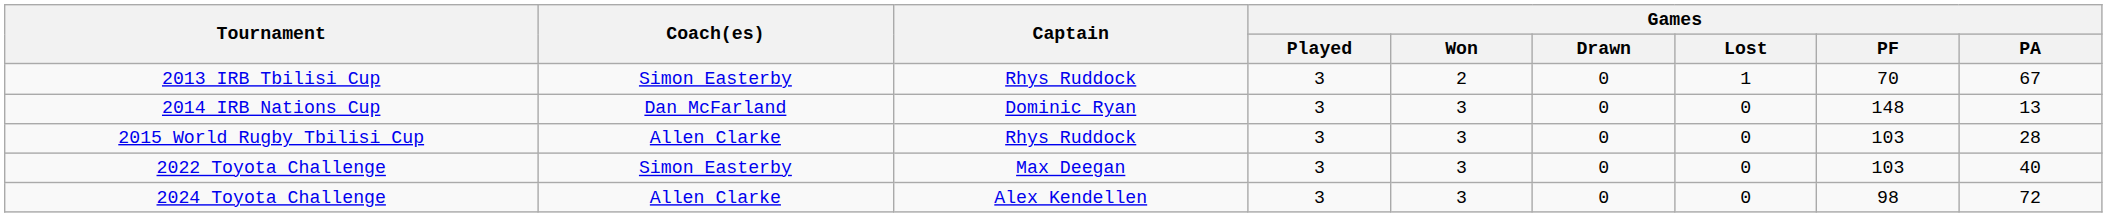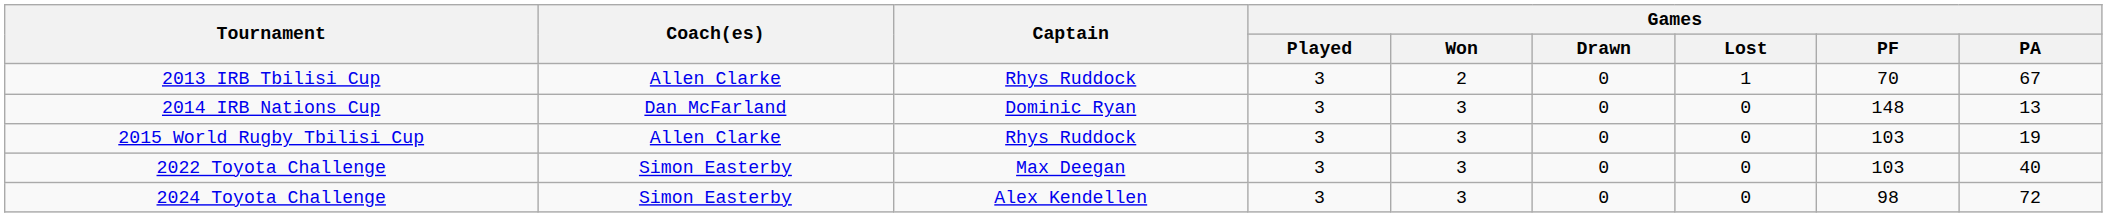(715, 79) Simon Easterby -> (715, 79) Allen Clarke
(2030, 138) 28 -> (2030, 138) 19
(715, 198) Allen Clarke -> (715, 198) Simon Easterby
